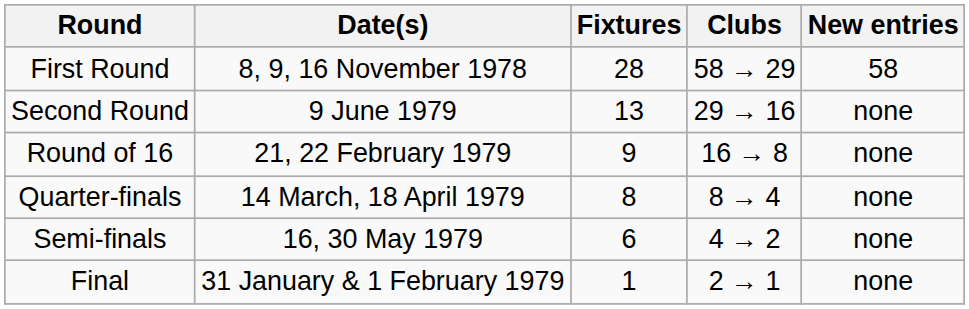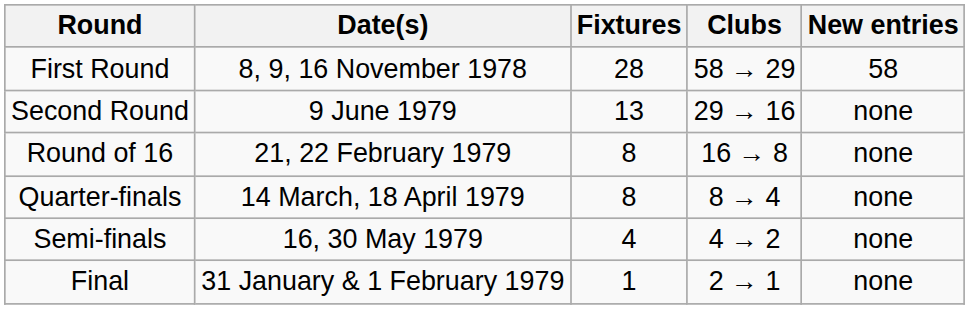(629, 153) 9 -> (629, 153) 8
(629, 238) 6 -> (629, 238) 4
